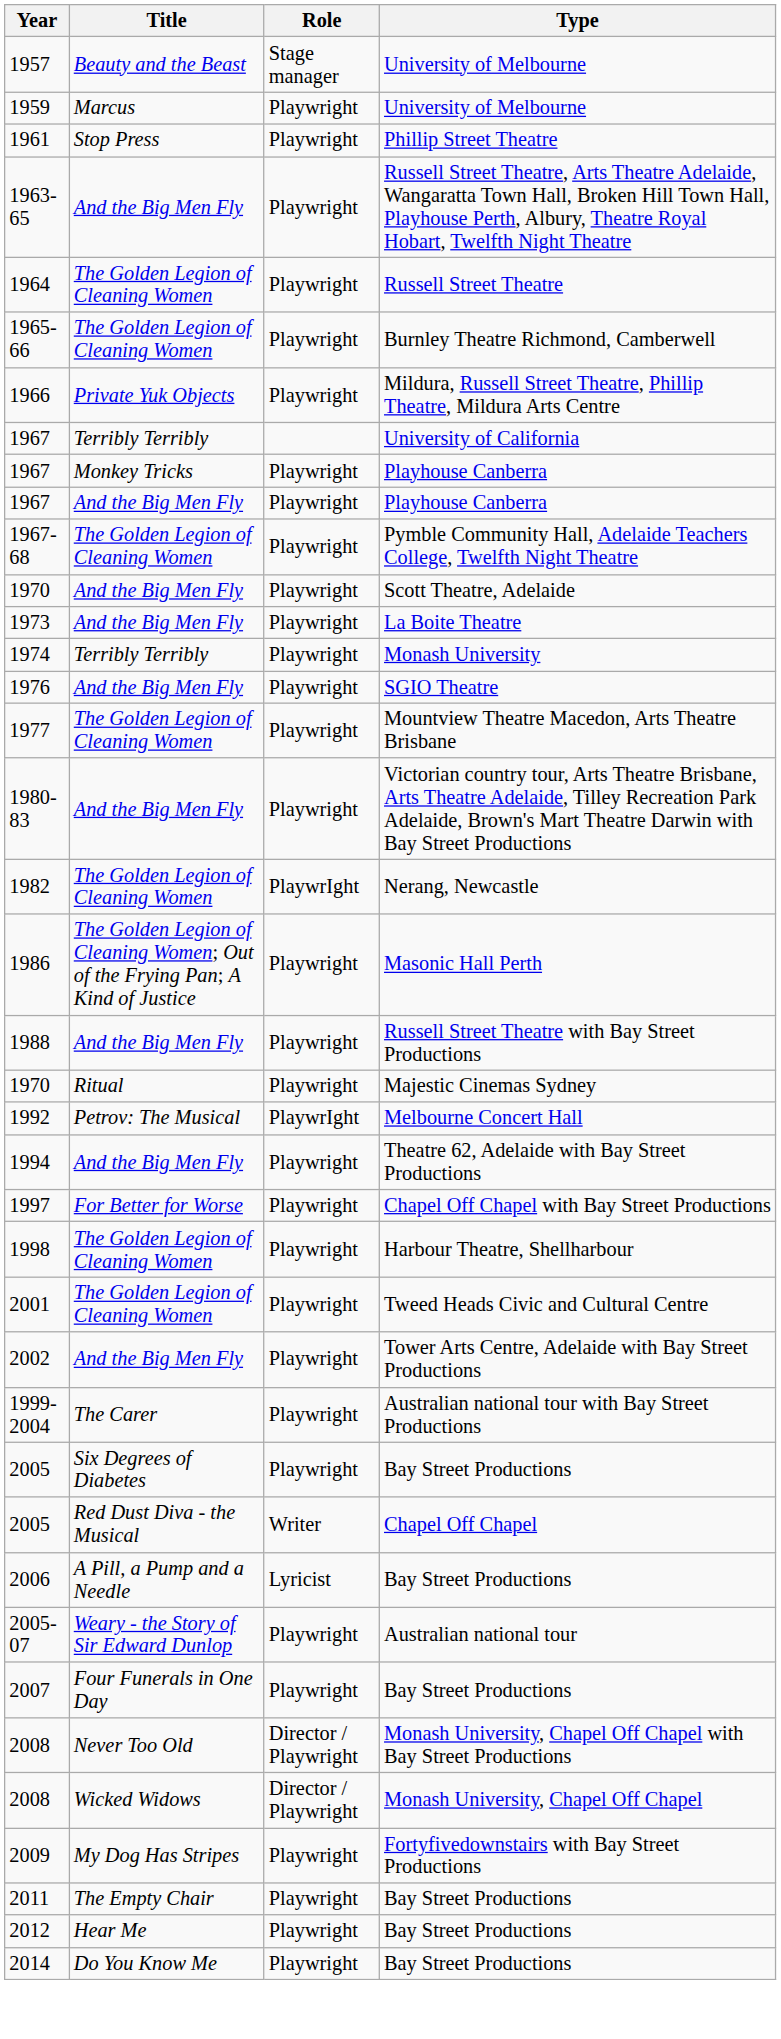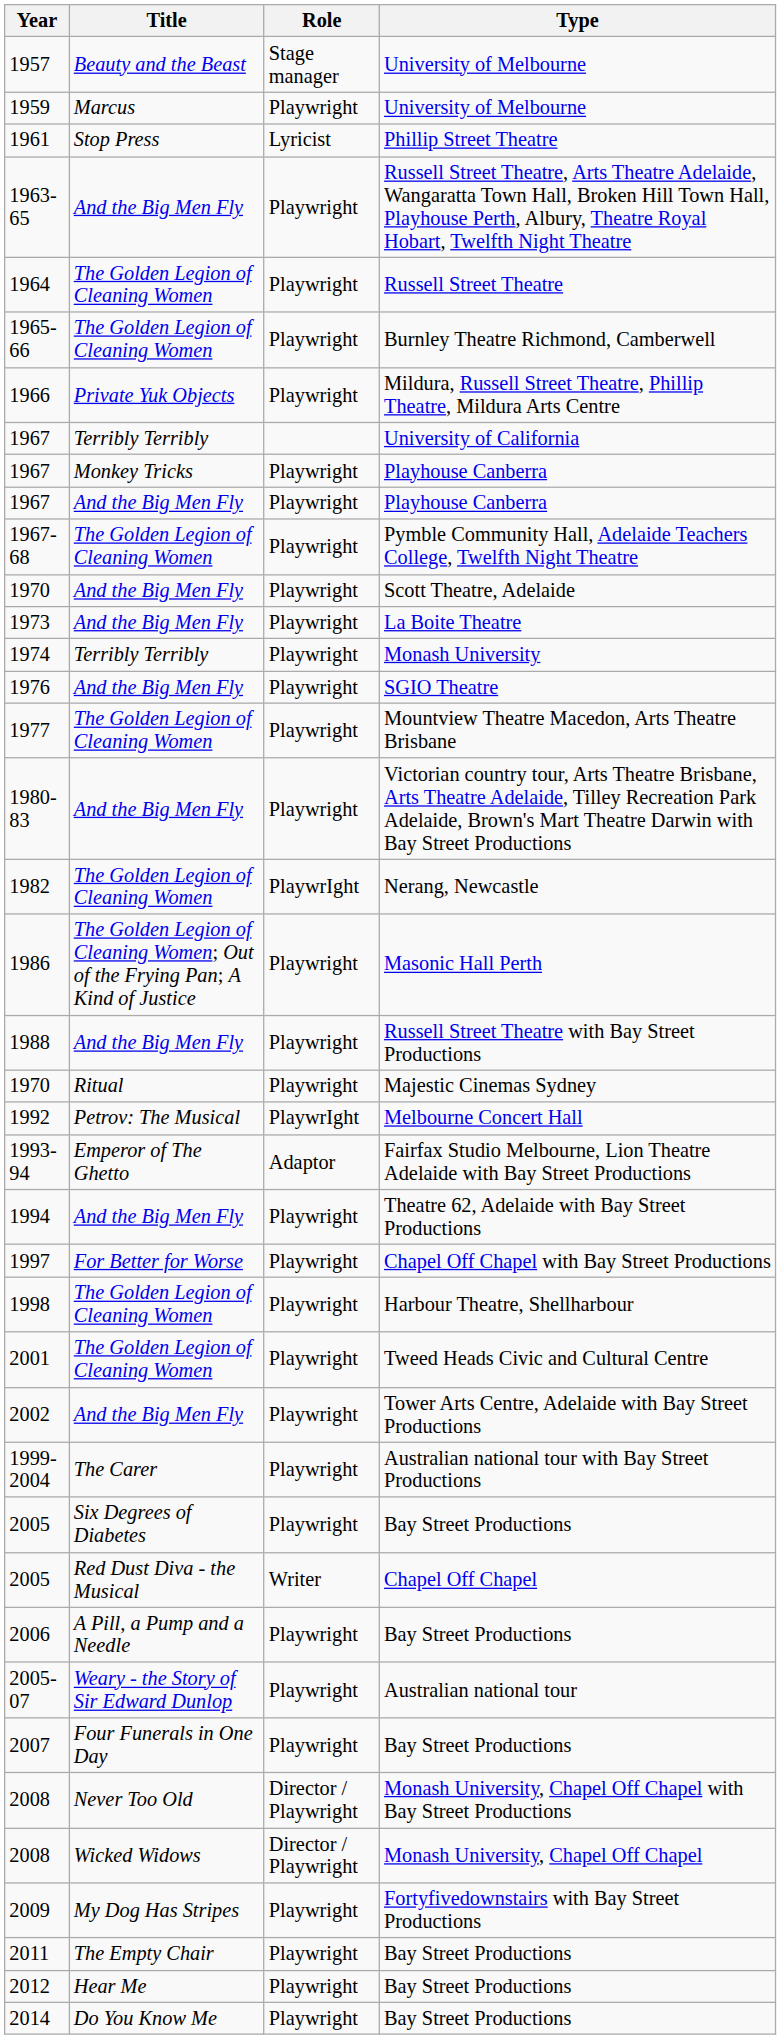(313, 140) Playwright -> (300, 140) Lyricist
+ row: (33, 1161)
(300, 1579) Lyricist -> (313, 1634) Playwright
